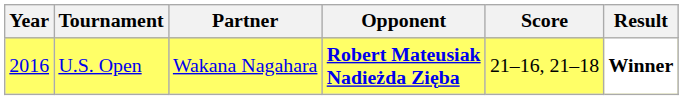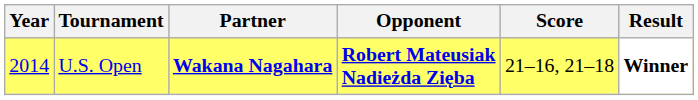(29, 65) 2016 -> (29, 65) 2014
(245, 65) normal -> (253, 65) bold
